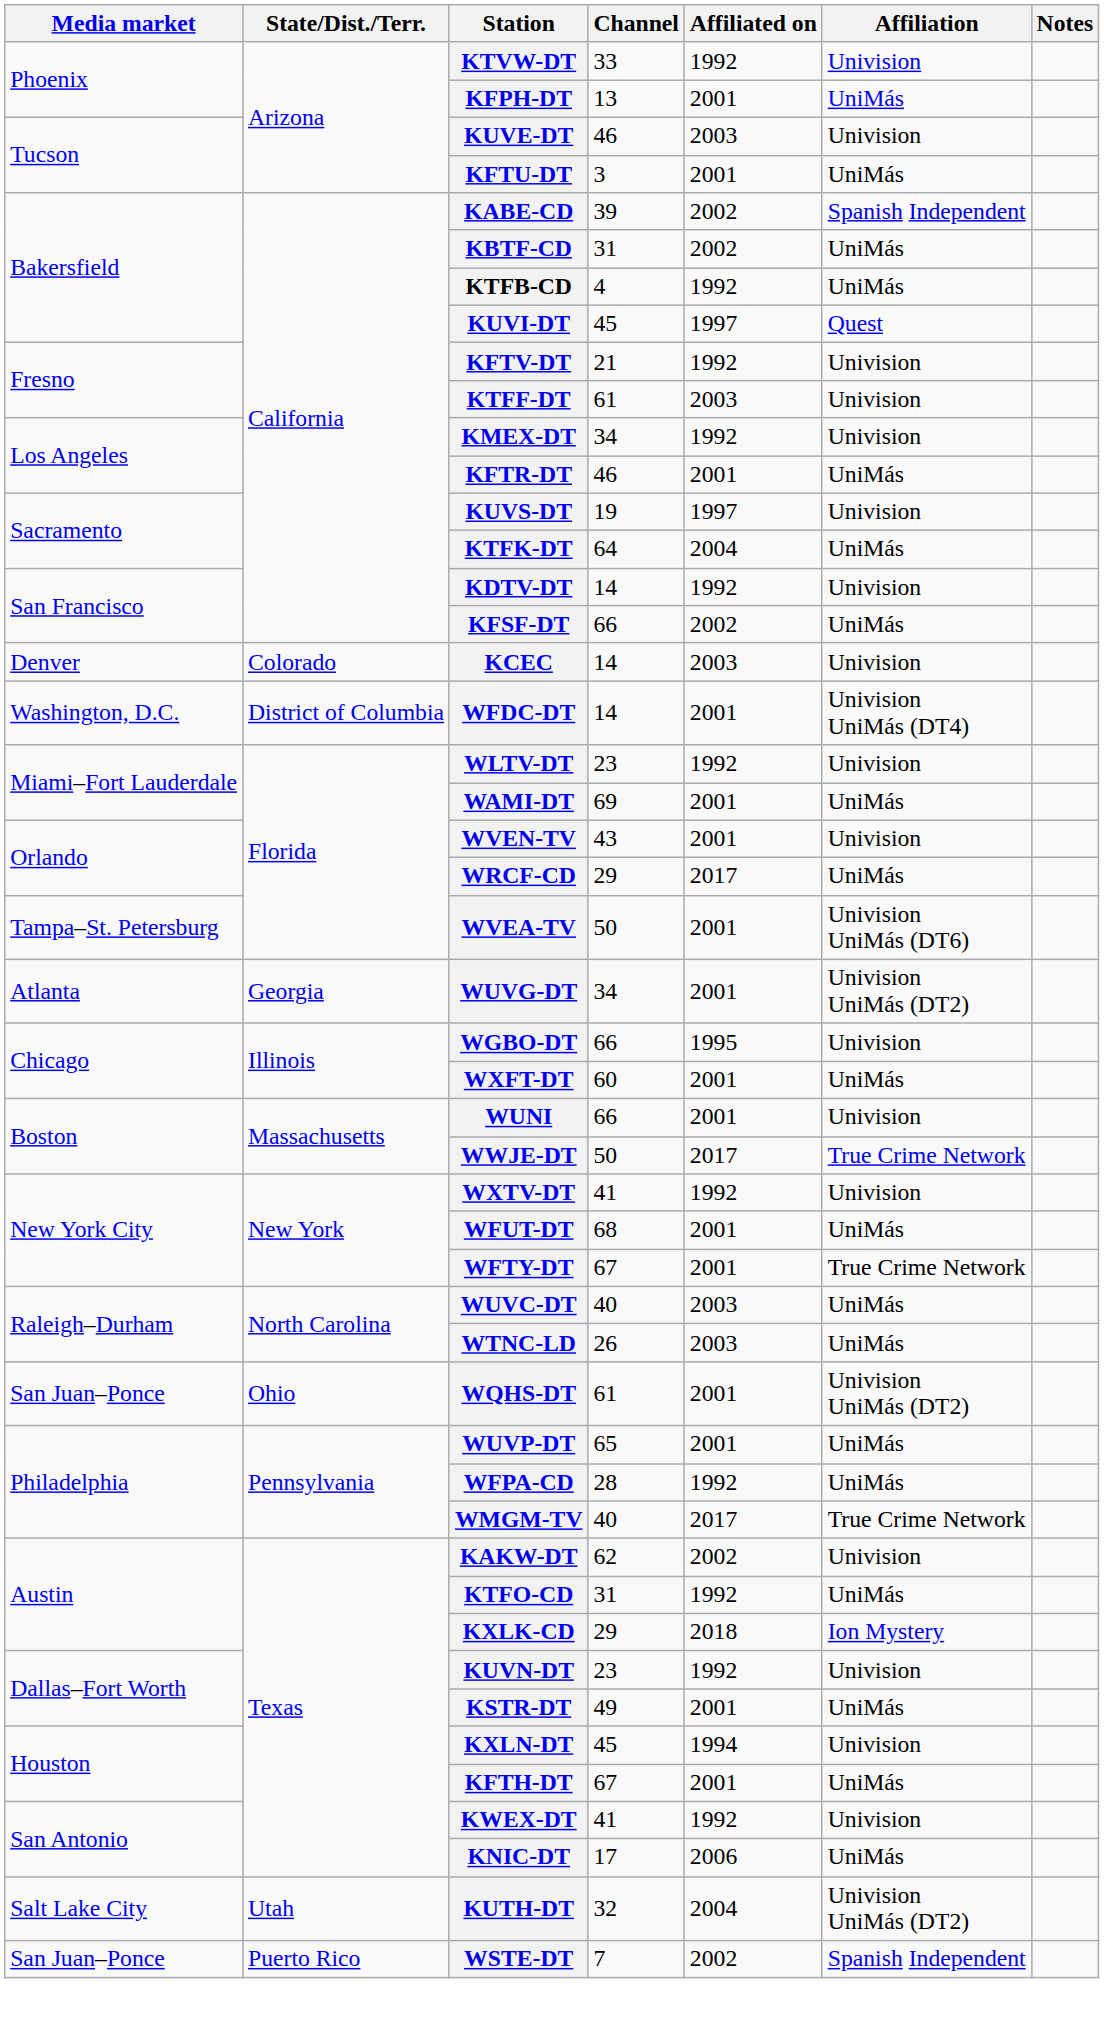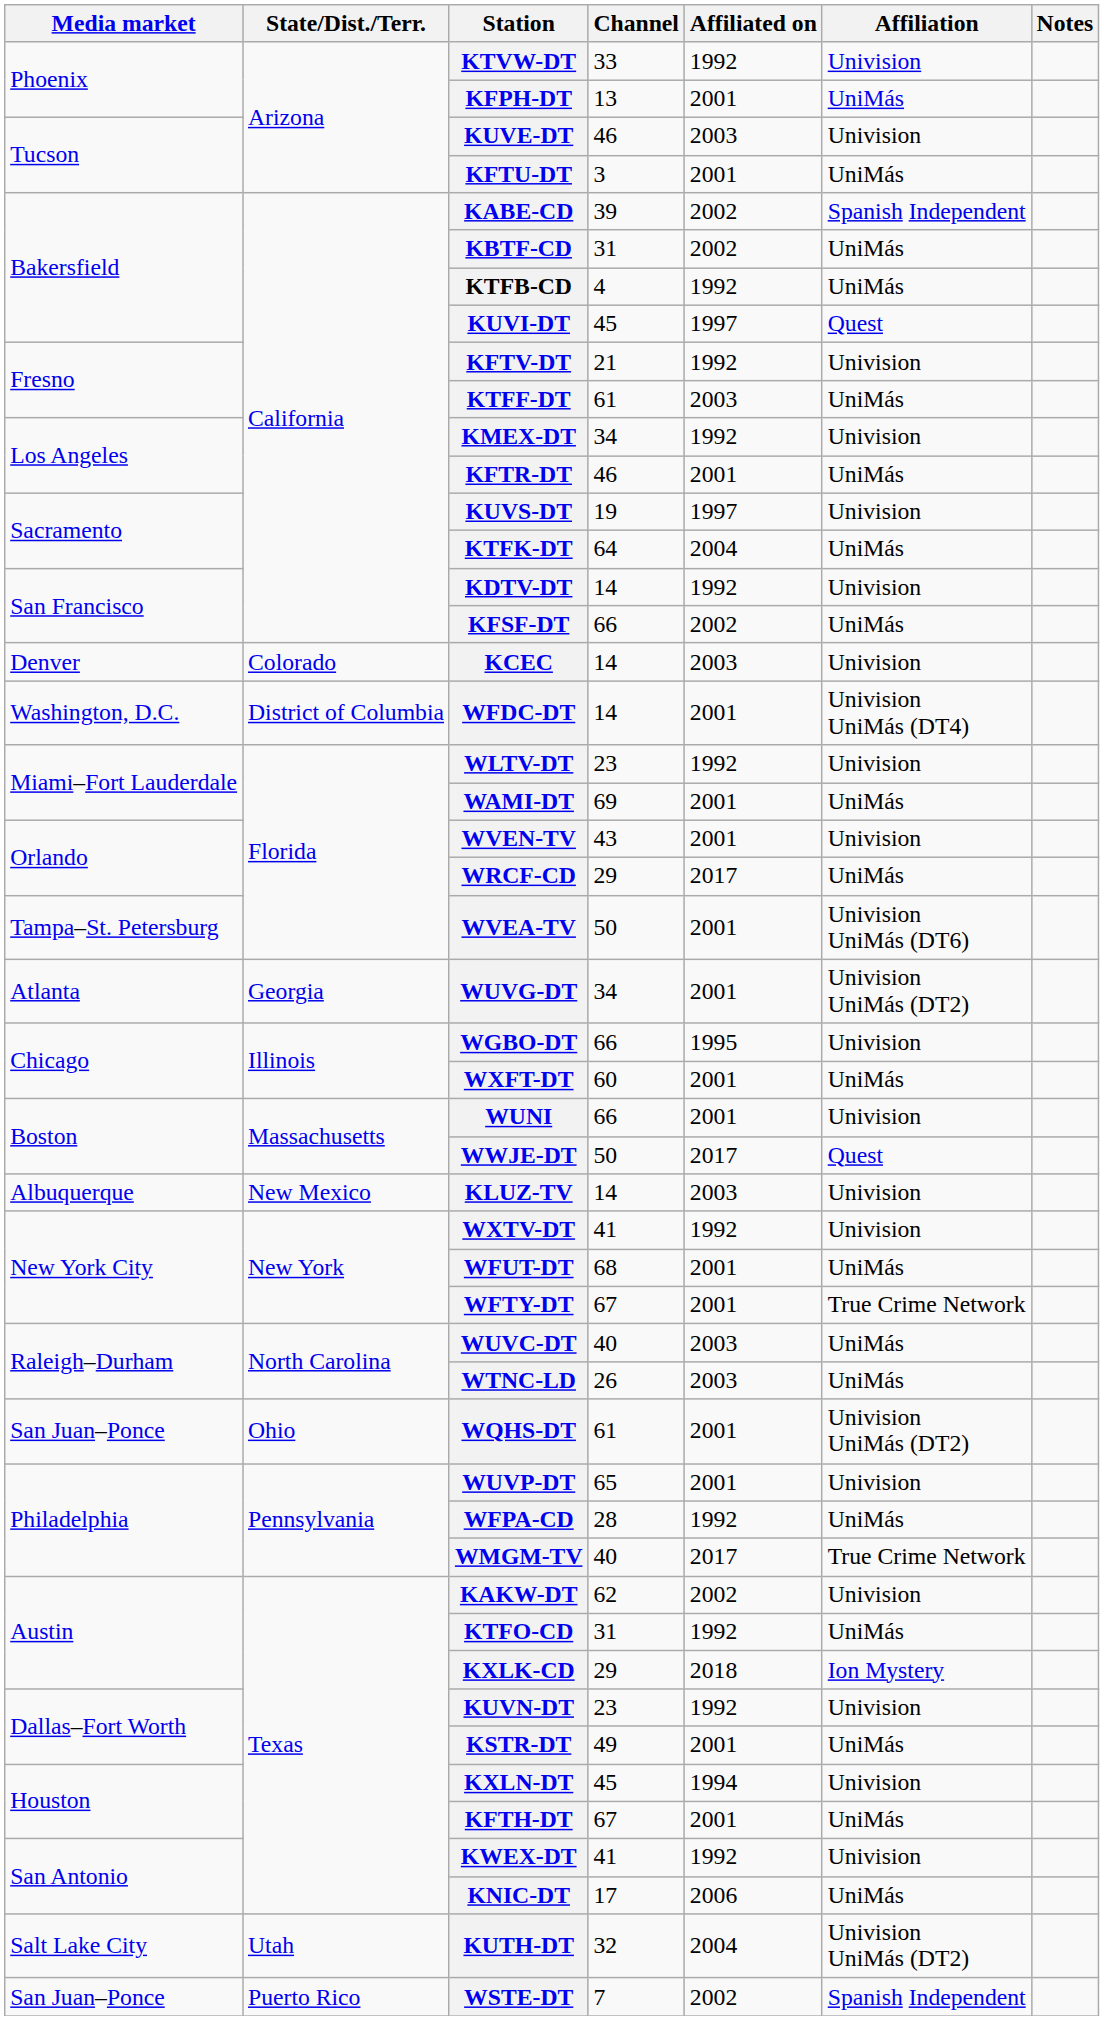(874, 398) Univision -> (866, 398) UniMás
(927, 1154) True Crime Network -> (855, 1154) Quest
+ row: (519, 1192)
(866, 1444) UniMás -> (874, 1481) Univision
